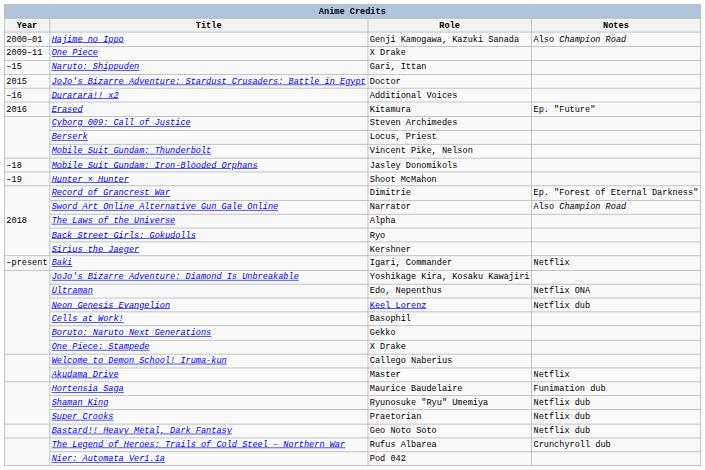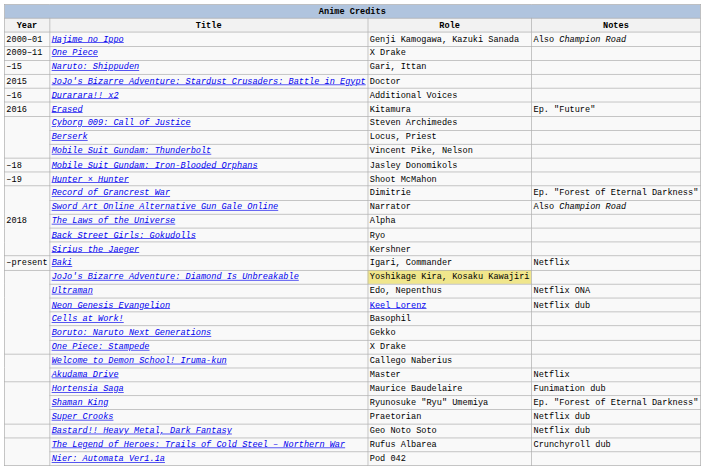(450, 277) no background -> (450, 277) khaki background
(562, 403) Netflix dub -> (616, 403) Ep. "Forest of Eternal Darkness"
